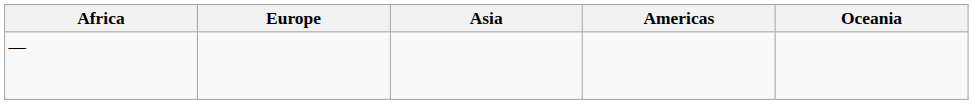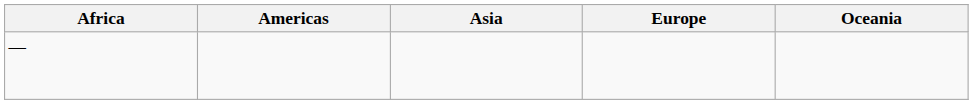columns swapped: (679, 18) <-> (294, 18)
